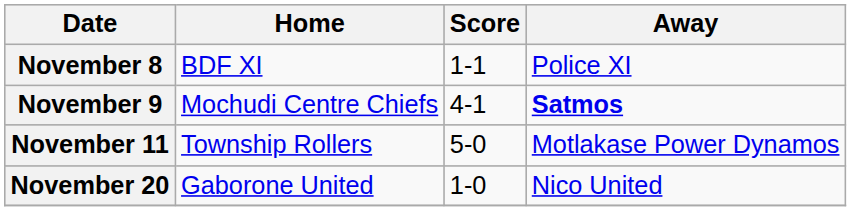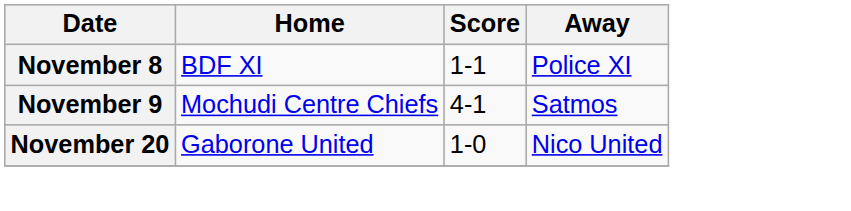(577, 104) bold -> (575, 104) normal
- row: (90, 144)
